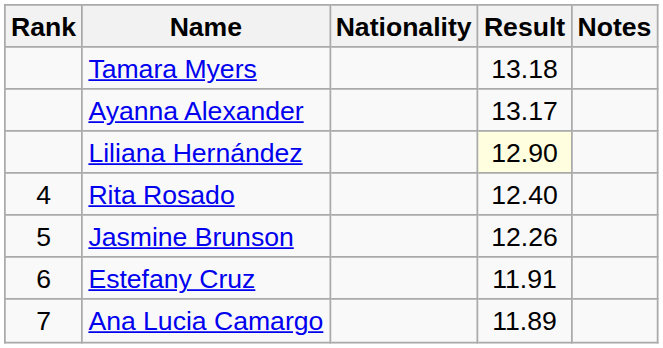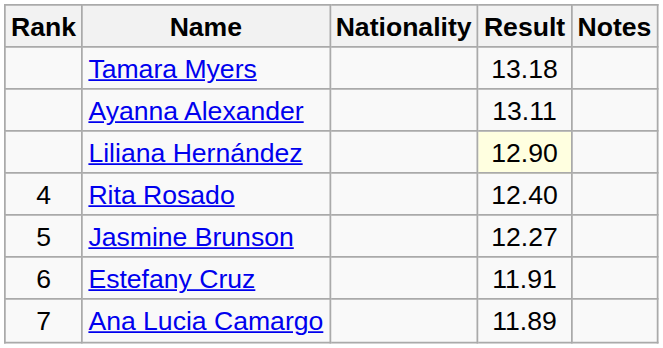(525, 110) 13.17 -> (525, 110) 13.11
(525, 237) 12.26 -> (525, 237) 12.27
